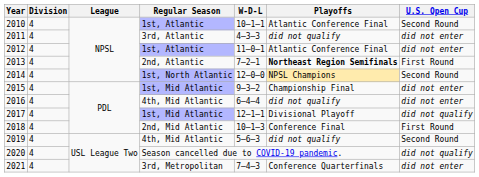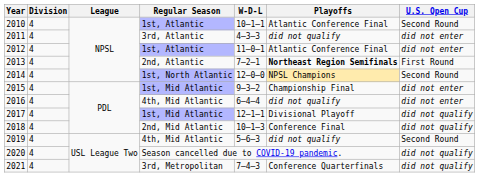(428, 127) First Round -> (437, 127) did not qualify
(432, 166) did not enter -> (437, 166) did not qualify
